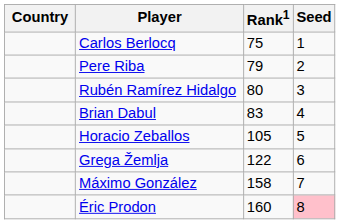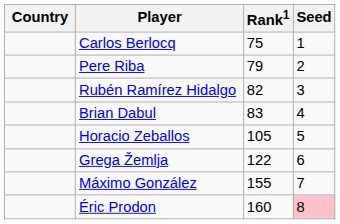(255, 90) 80 -> (255, 90) 82
(259, 183) 158 -> (259, 183) 155
